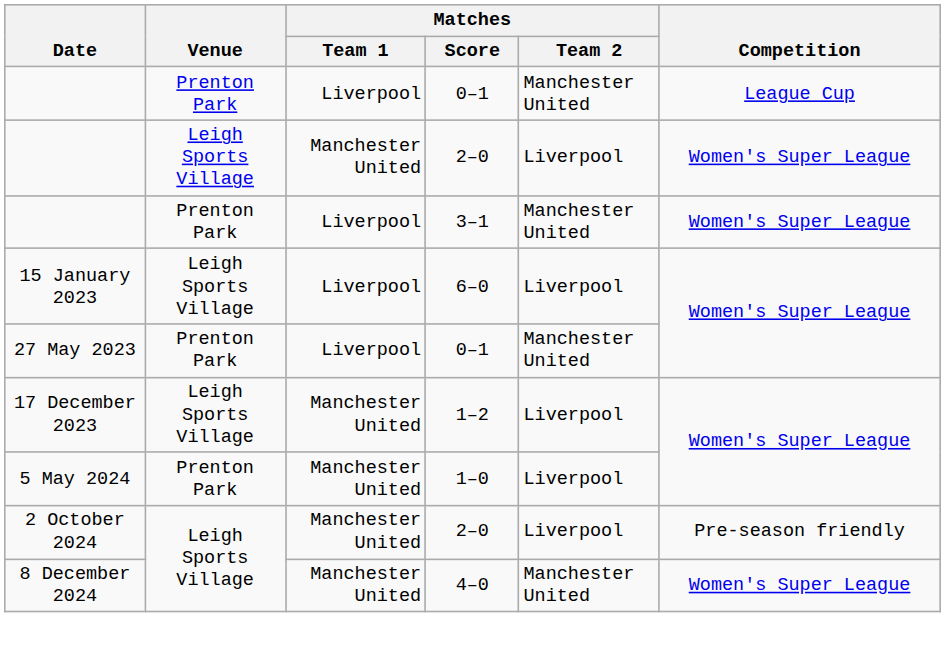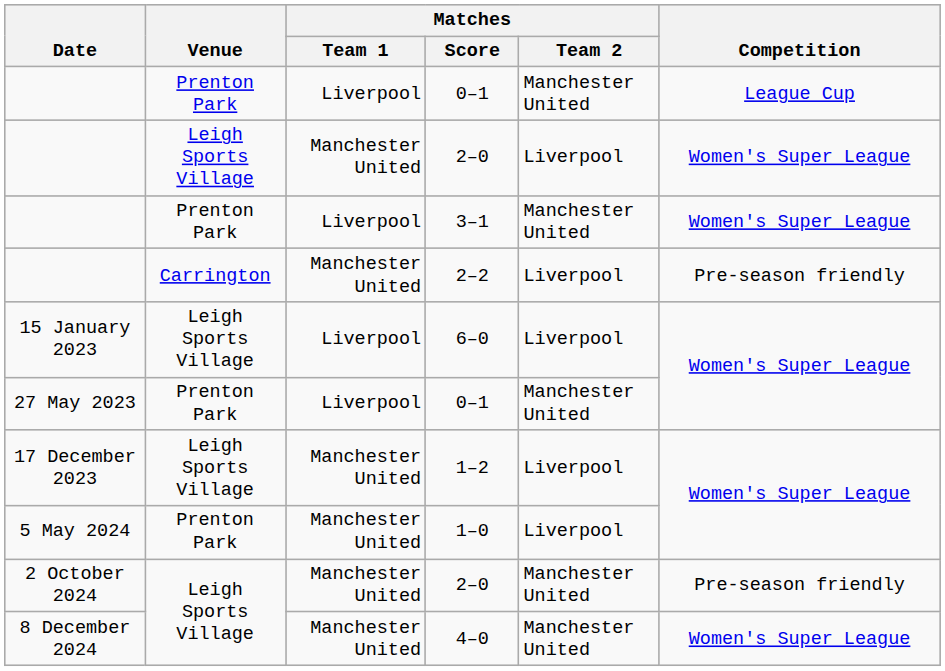+ row: (75, 275)
(573, 532) Liverpool -> (579, 585) Manchester United
